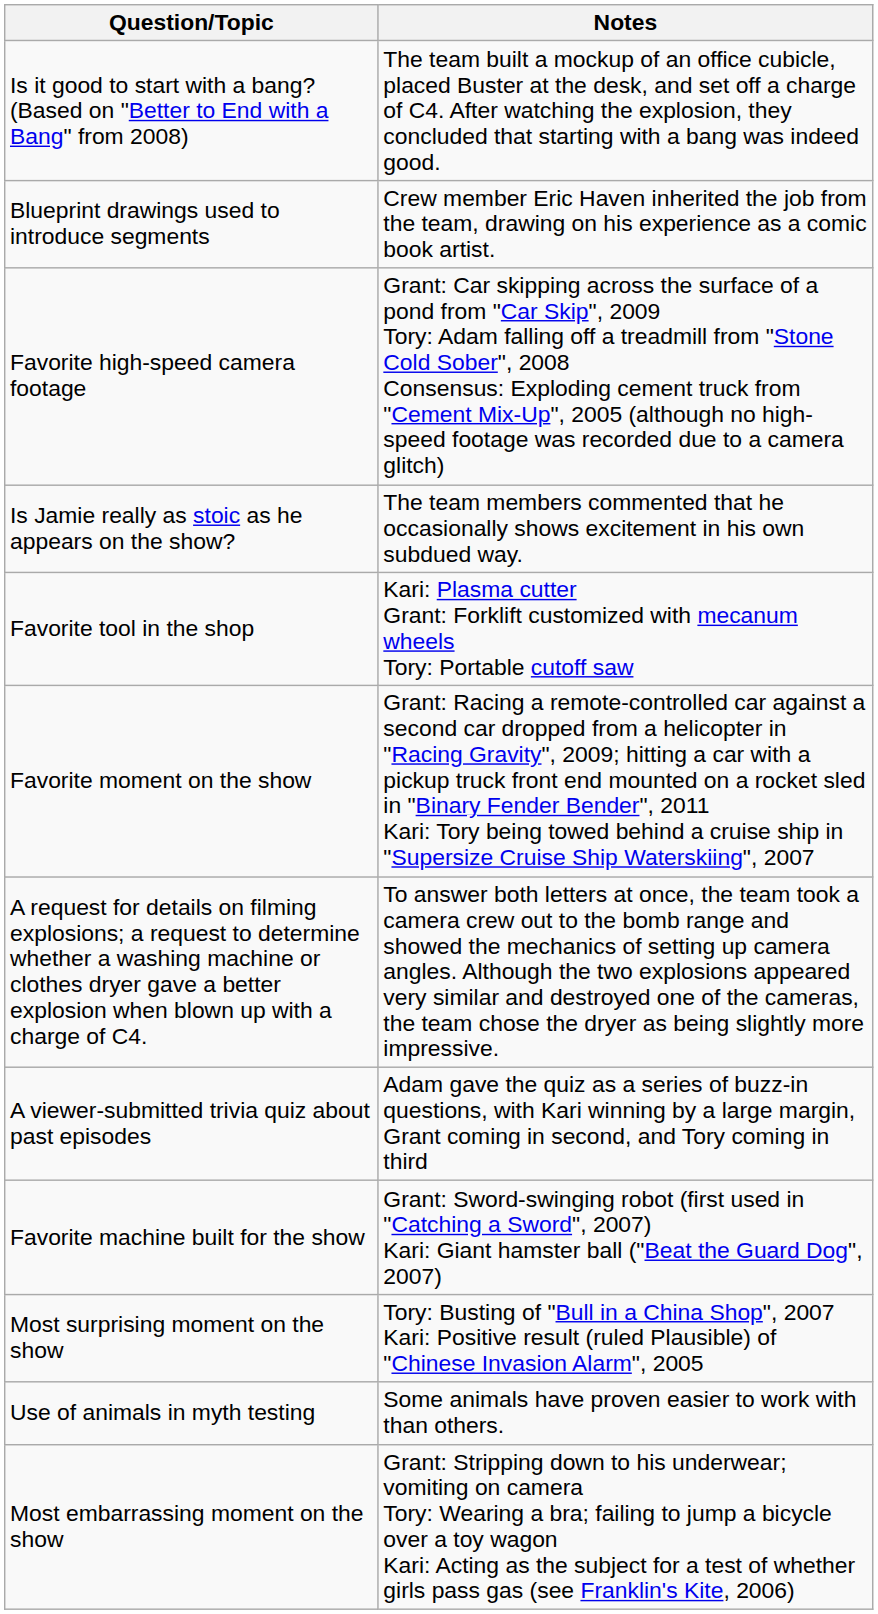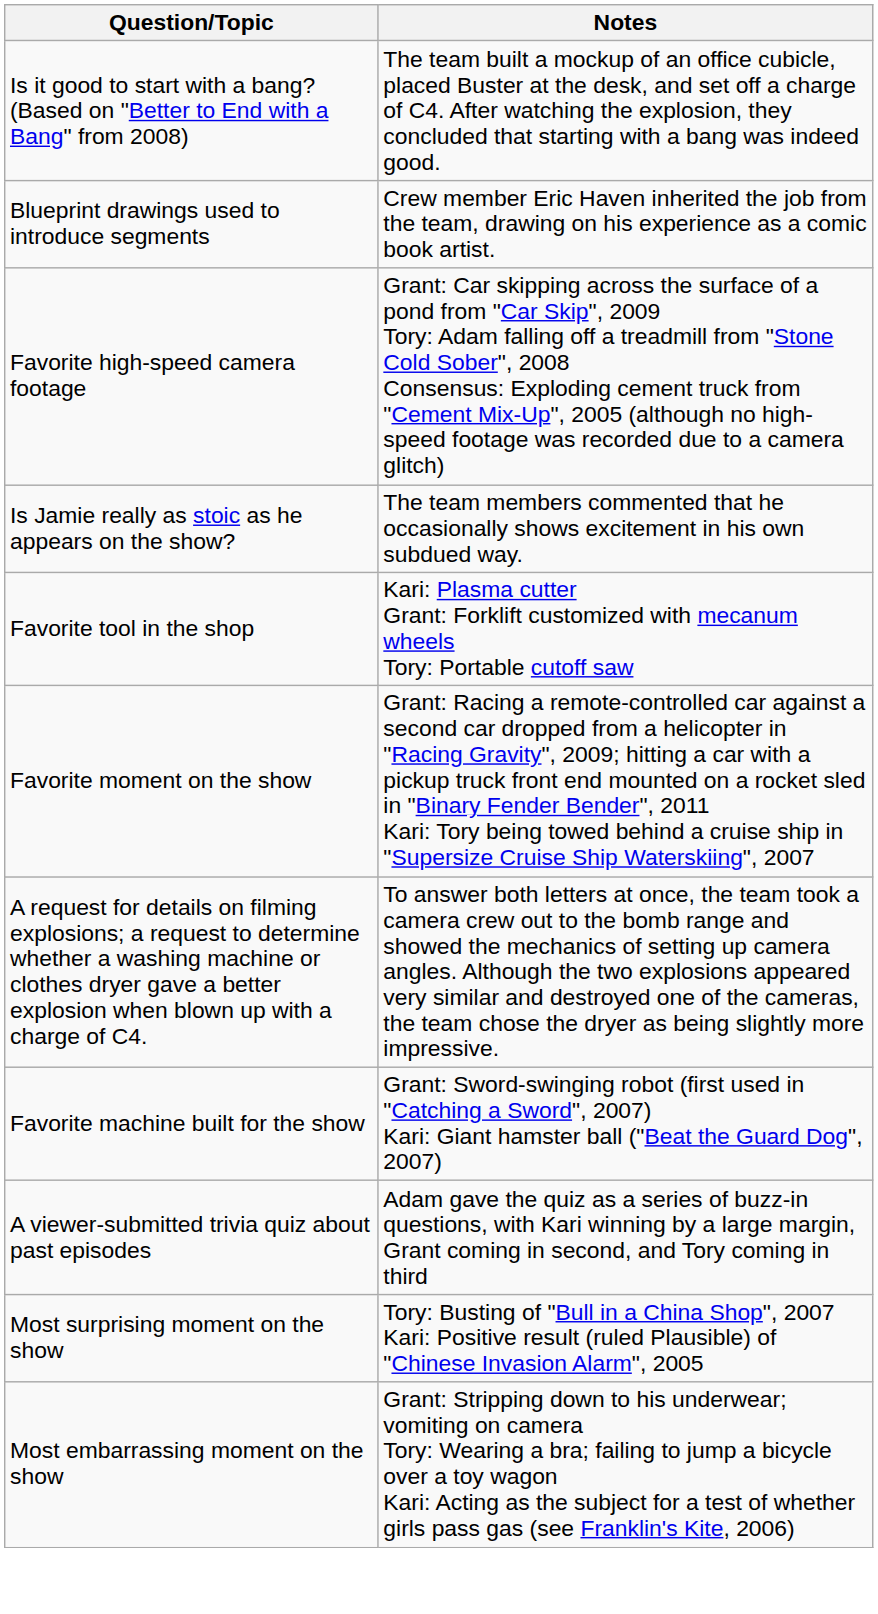rows swapped: (187, 1237) <-> (190, 1123)
- row: (163, 1412)
